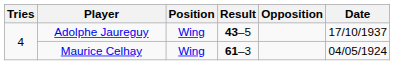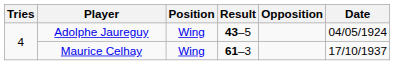(358, 32) 17/10/1937 -> (358, 32) 04/05/1924
(358, 51) 04/05/1924 -> (358, 51) 17/10/1937
